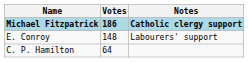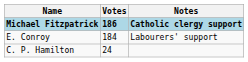(110, 37) 148 -> (110, 37) 184
(107, 50) 64 -> (107, 50) 24
